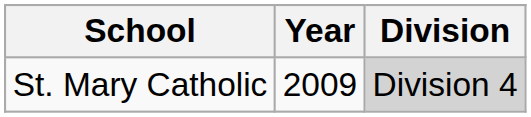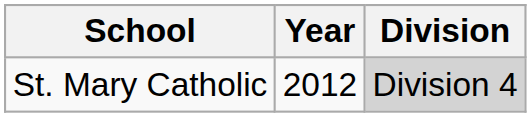(320, 84) 2009 -> (320, 84) 2012
